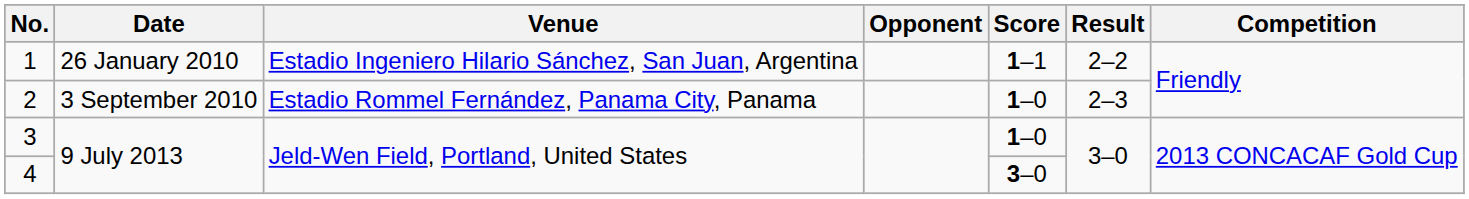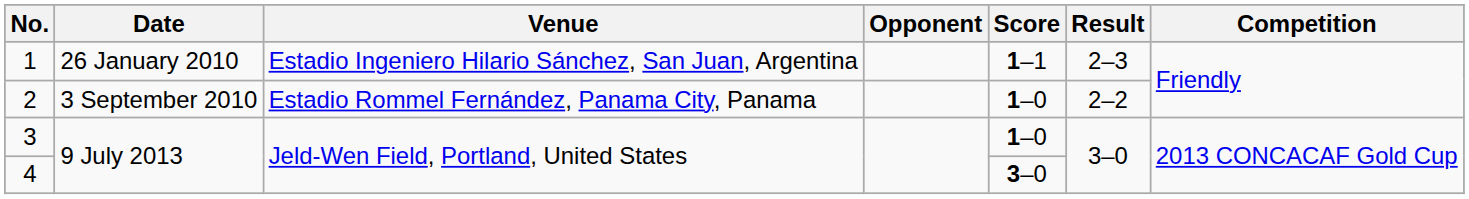(1108, 61) 2–2 -> (1108, 61) 2–3
(1108, 99) 2–3 -> (1108, 99) 2–2
